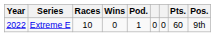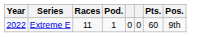- column: (115, 11)
(87, 24) 10 -> (87, 24) 11
